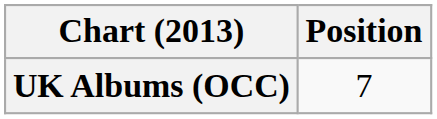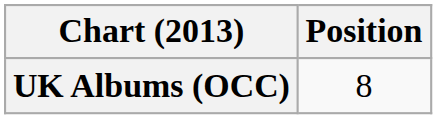(364, 85) 7 -> (364, 85) 8
